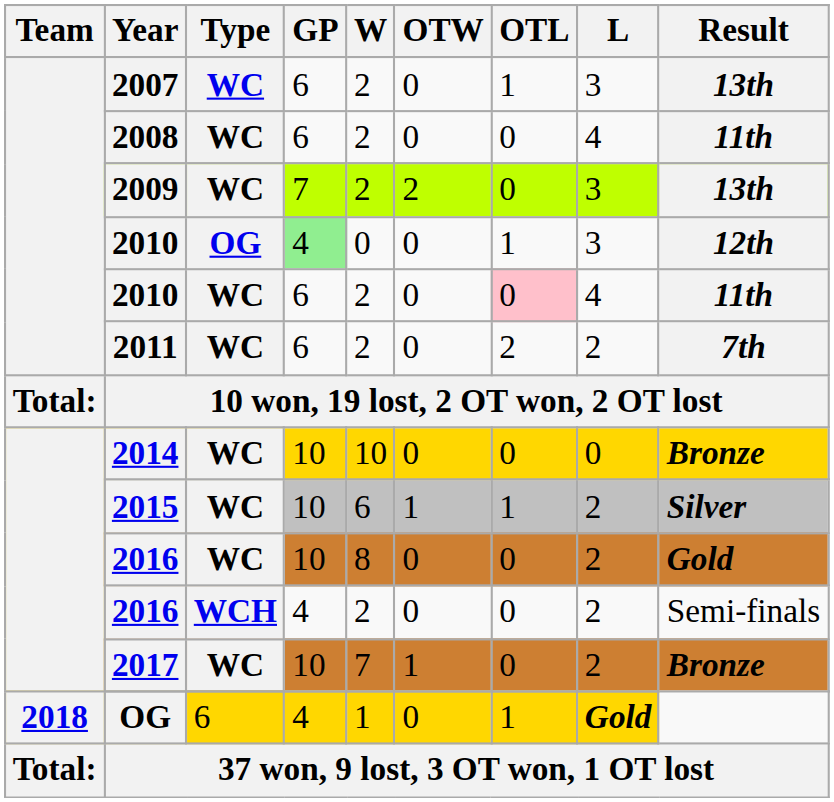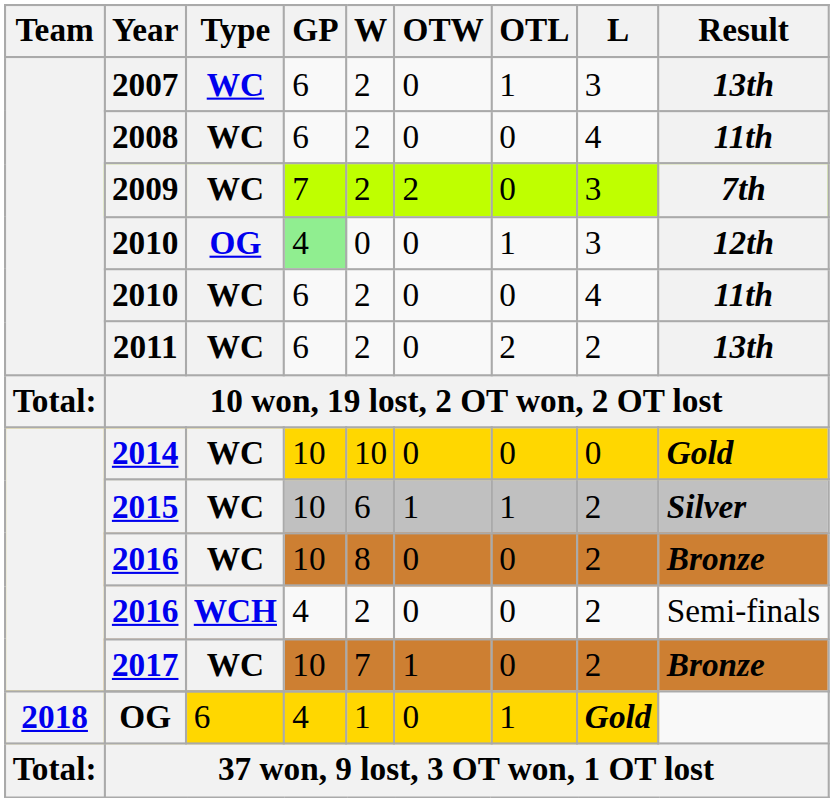(743, 189) 13th -> (743, 189) 7th
(508, 294) pink background -> (508, 294) no background
(743, 347) 7th -> (743, 347) 13th
(716, 453) Bronze -> (700, 453) Gold
(700, 558) Gold -> (716, 558) Bronze
